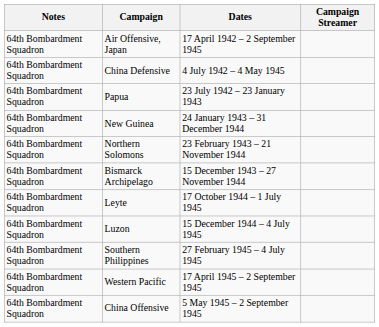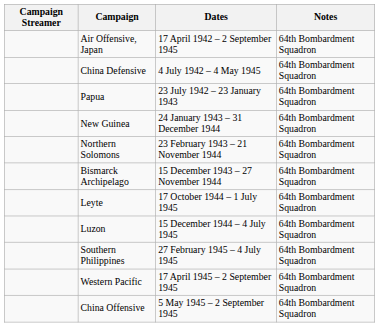columns swapped: (338, 17) <-> (53, 17)
